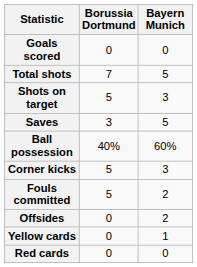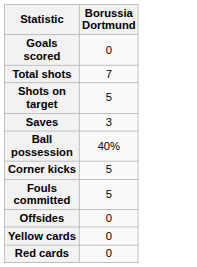- column: (165, 19)
